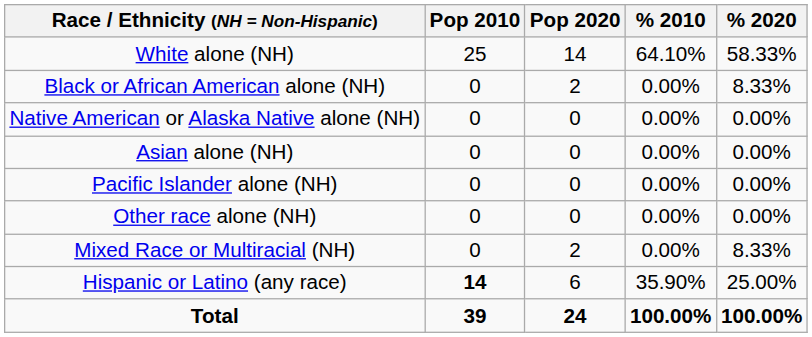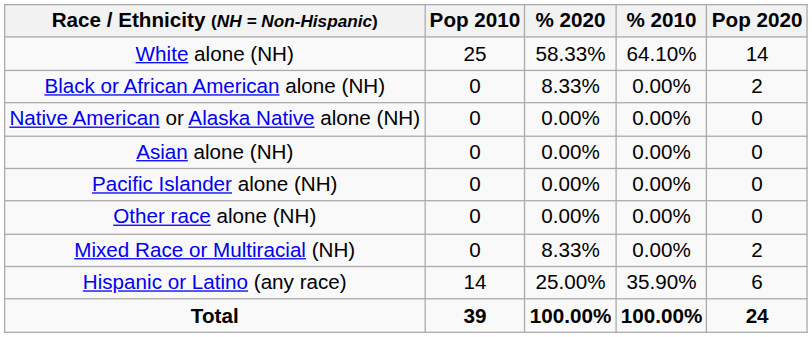columns swapped: (575, 20) <-> (762, 20)
(475, 282) bold -> (475, 282) normal
